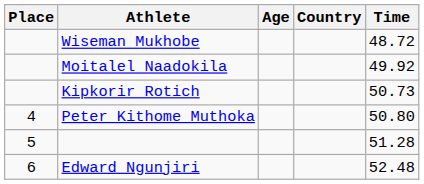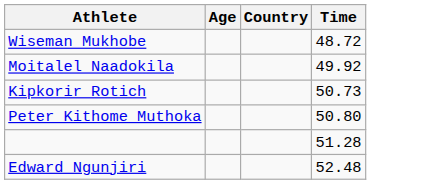- column: (31, 17)
